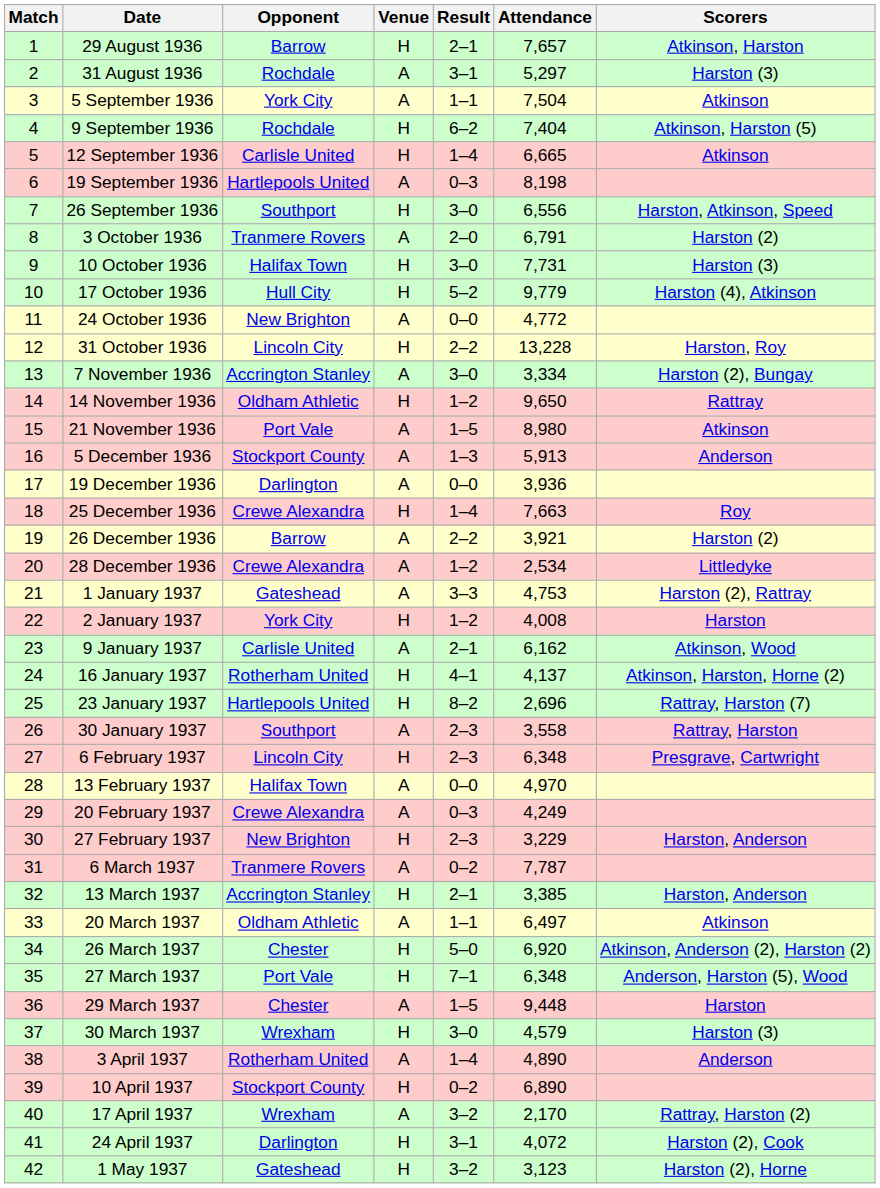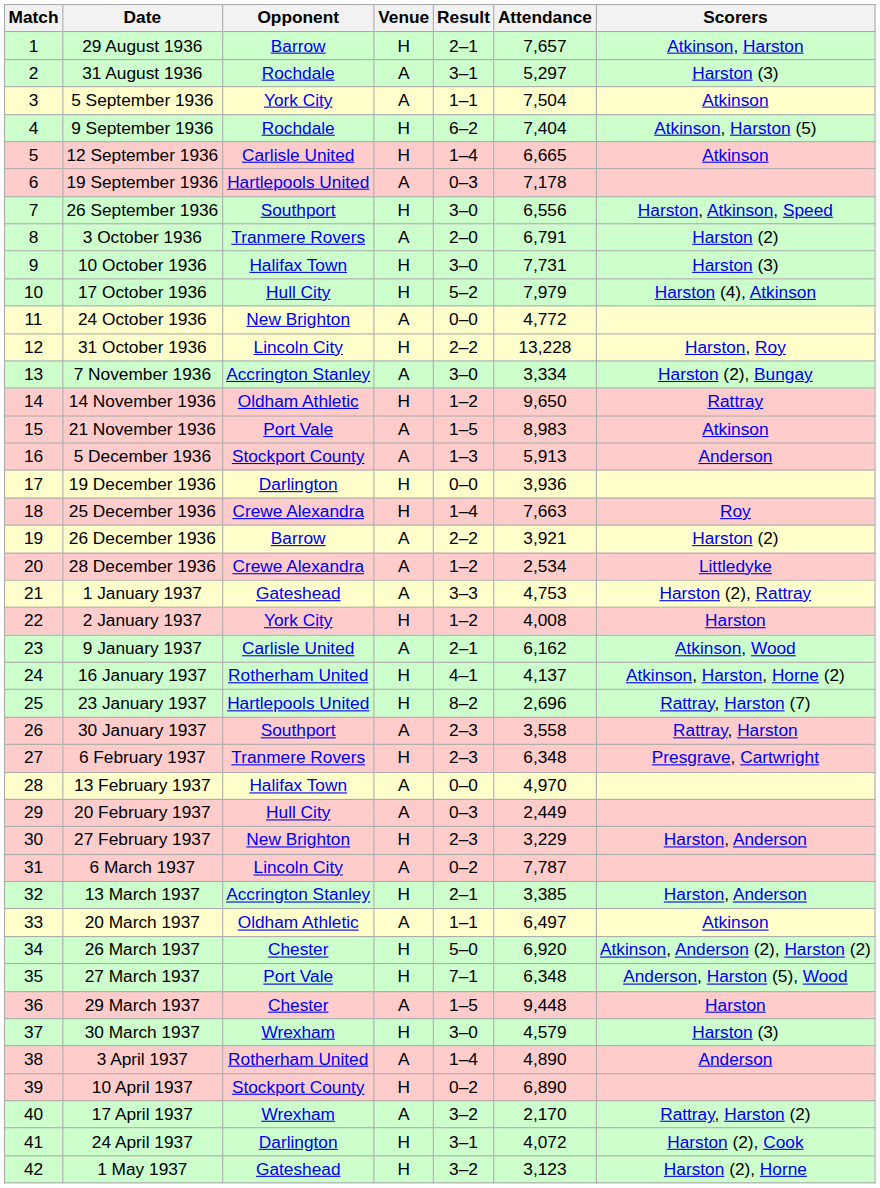(545, 182) 8,198 -> (545, 182) 7,178
(545, 292) 9,779 -> (545, 292) 7,979
(545, 429) 8,980 -> (545, 429) 8,983
(404, 484) A -> (404, 484) H
(298, 758) Lincoln City -> (298, 758) Tranmere Rovers
(298, 812) Crewe Alexandra -> (298, 812) Hull City
(545, 812) 4,249 -> (545, 812) 2,449
(298, 867) Tranmere Rovers -> (298, 867) Lincoln City
